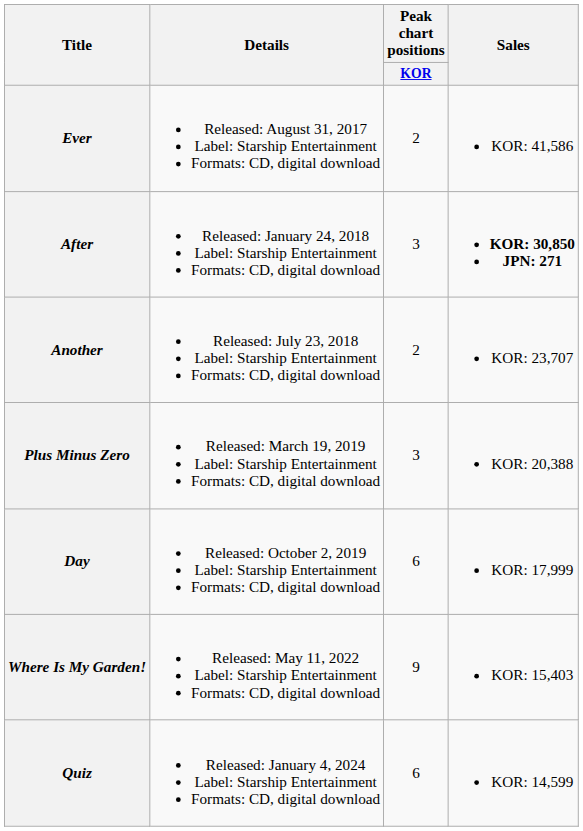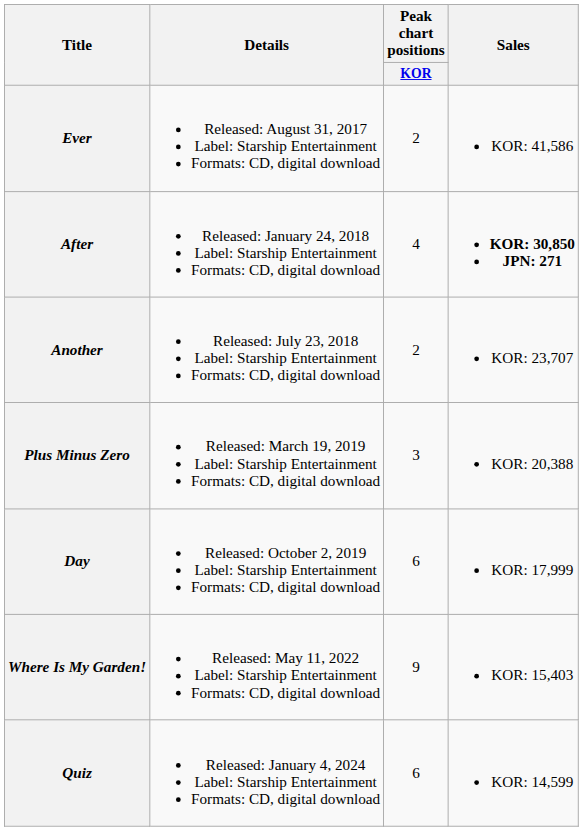(416, 244) 3 -> (416, 244) 4
